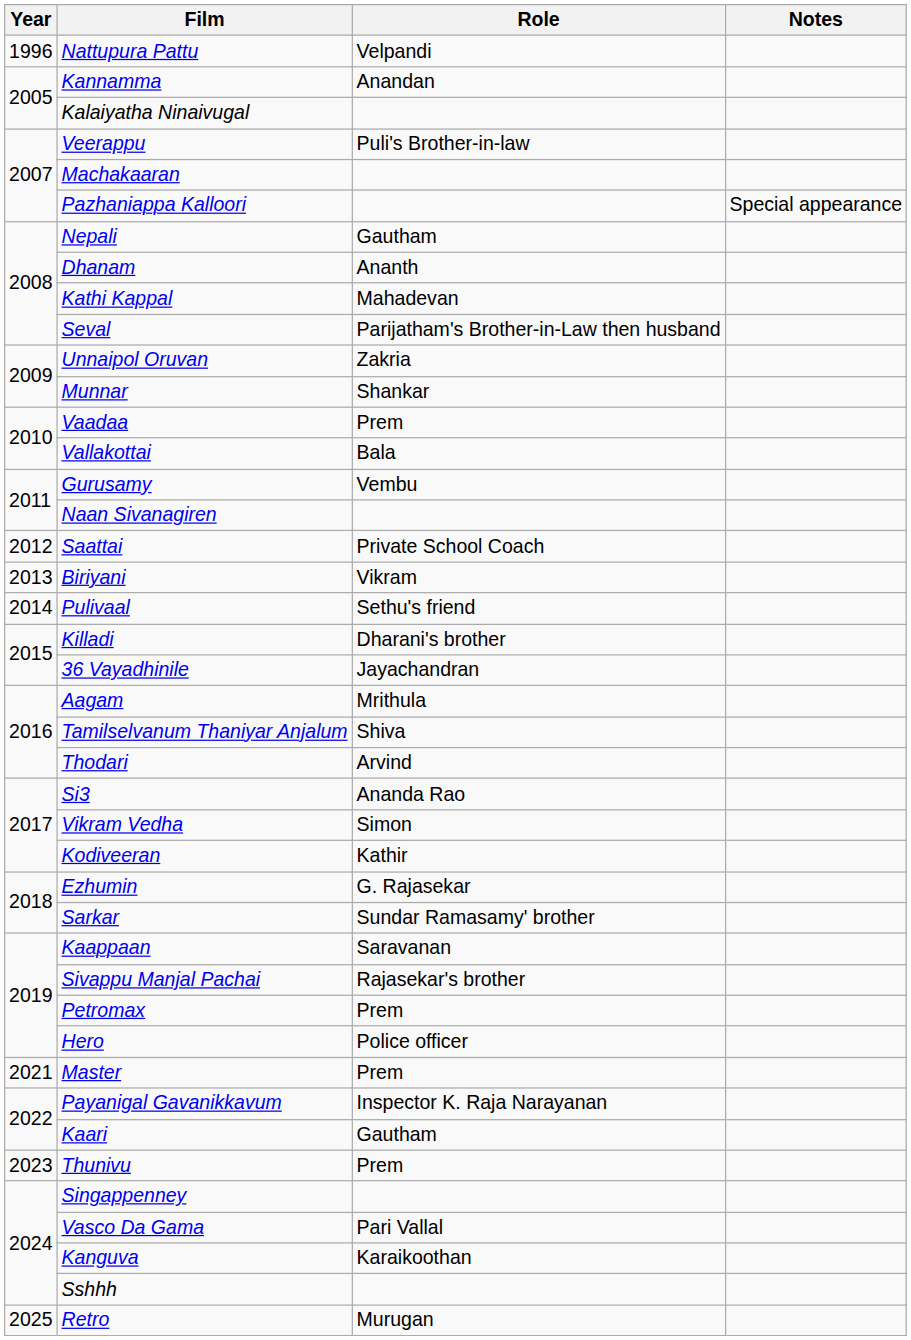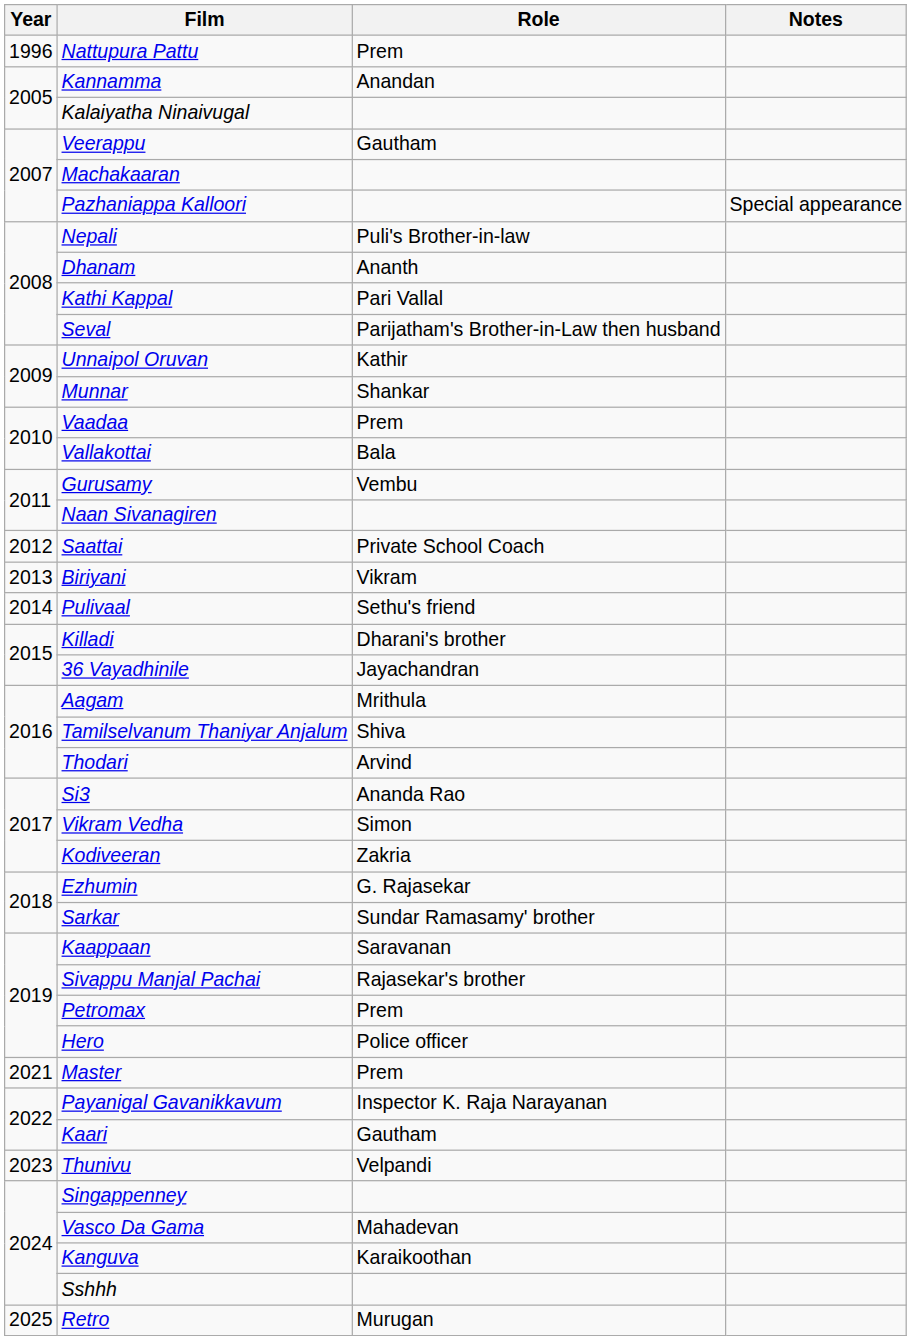(394, 50) Velpandi -> (380, 50) Prem
(443, 143) Puli's Brother-in-law -> (397, 143) Gautham
(397, 236) Gautham -> (443, 236) Puli's Brother-in-law
(408, 298) Mahadevan -> (400, 298) Pari Vallal
(384, 360) Zakria -> (382, 360) Kathir
(382, 855) Kathir -> (384, 855) Zakria
(380, 1165) Prem -> (394, 1165) Velpandi
(400, 1227) Pari Vallal -> (408, 1227) Mahadevan
